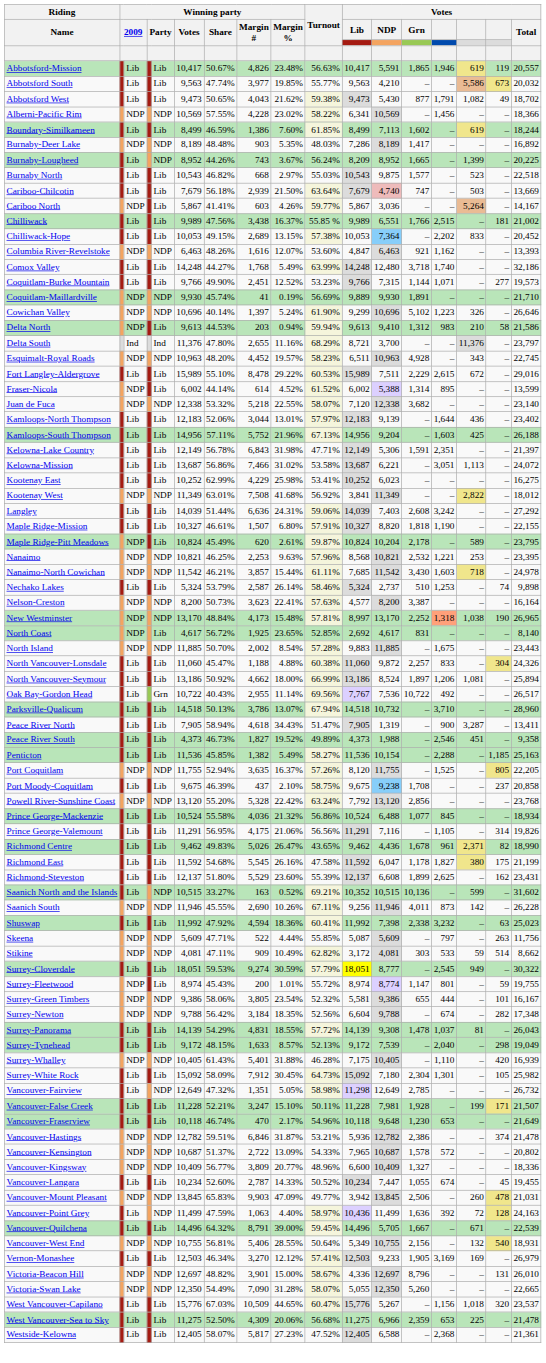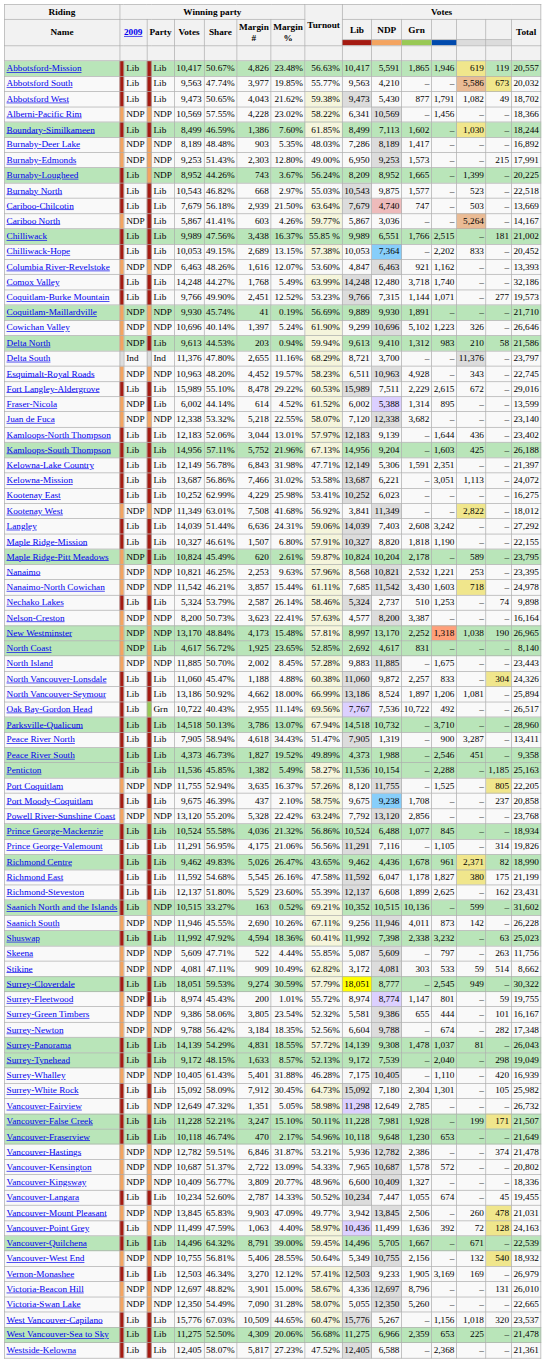(477, 129) 619 -> (474, 129) 1,030
+ row: (41, 159)
(291, 648) 8.54% -> (291, 663) 8.45%
(526, 1243) 18,931 -> (526, 1258) 18,932
